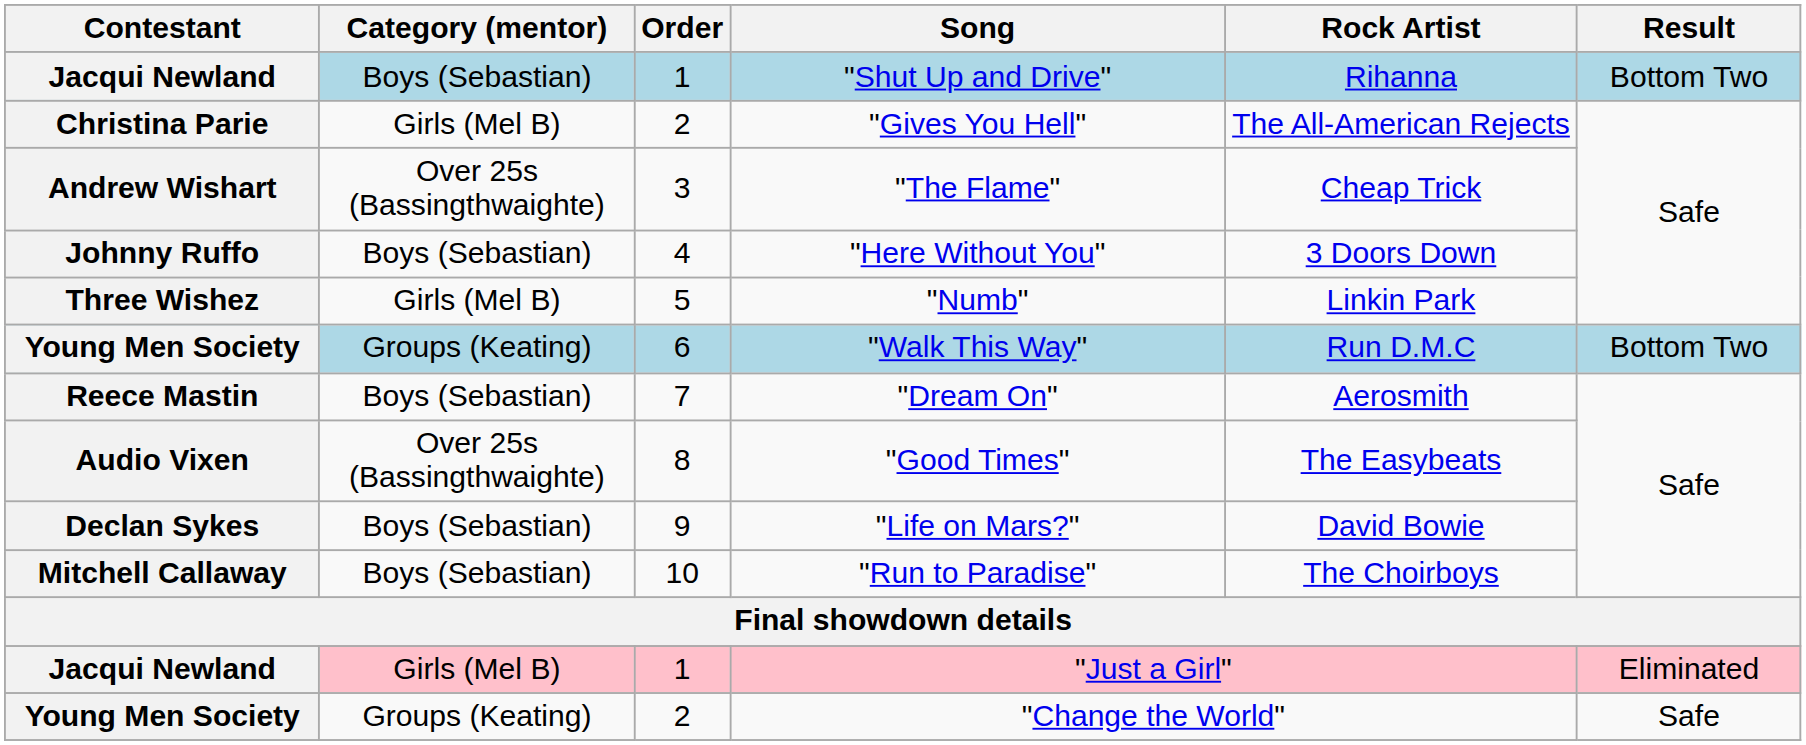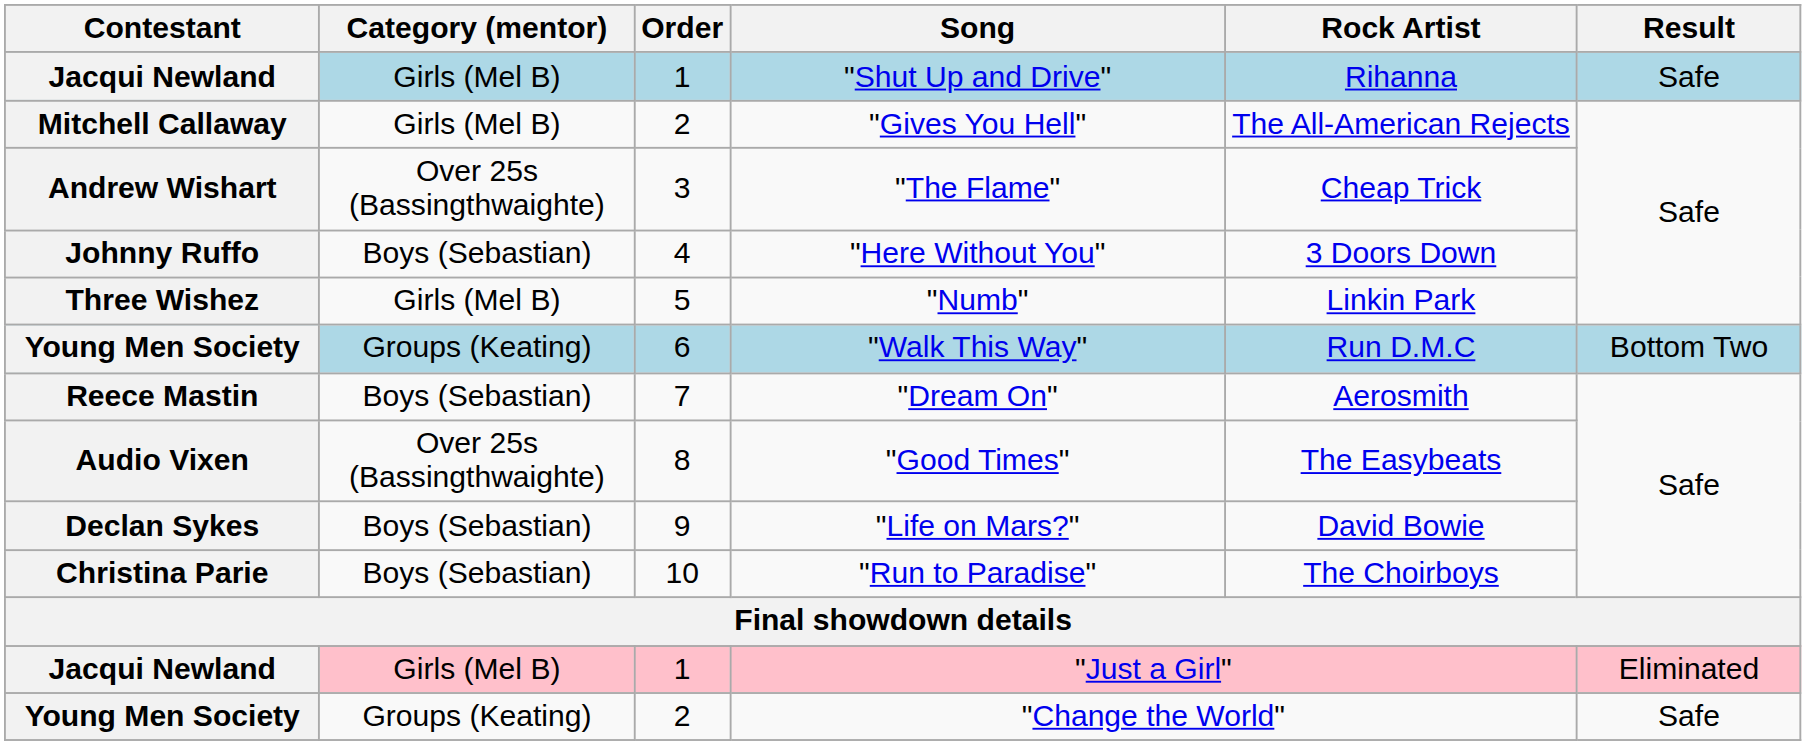(477, 76) Boys (Sebastian) -> (477, 76) Girls (Mel B)
(1689, 76) Bottom Two -> (1689, 76) Safe
(162, 123) Christina Parie -> (162, 123) Mitchell Callaway
(162, 573) Mitchell Callaway -> (162, 573) Christina Parie
